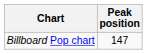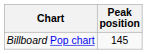(120, 40) 147 -> (120, 40) 145
